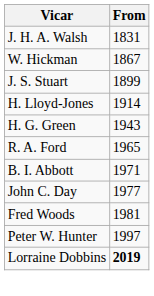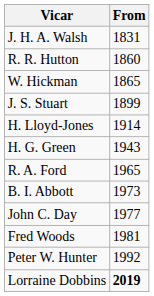+ row: (43, 59)
(127, 59) 1867 -> (127, 81) 1865
(127, 170) 1971 -> (127, 192) 1973
(127, 236) 1997 -> (127, 258) 1992
